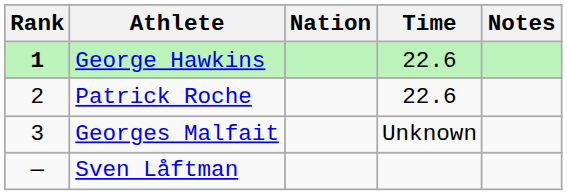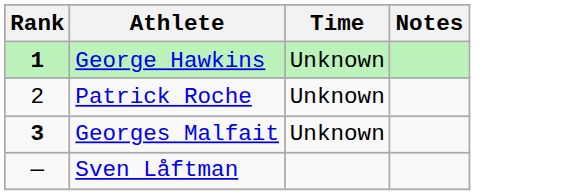- column: (330, 23)
(429, 60) 22.6 -> (337, 60) Unknown
(429, 97) 22.6 -> (337, 97) Unknown
(37, 134) normal -> (37, 134) bold
